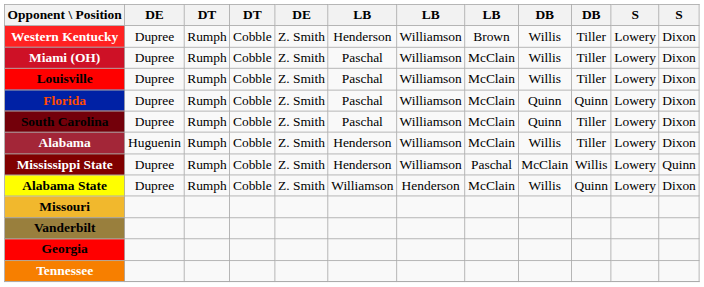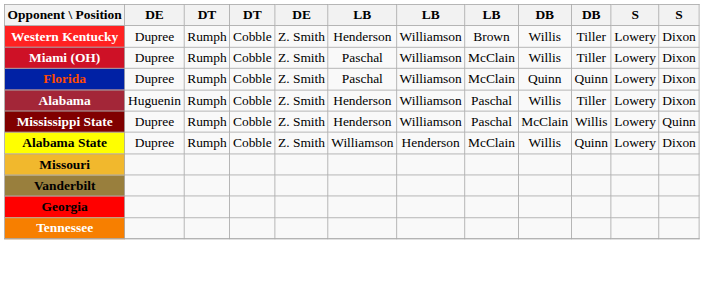- row: (65, 79)
- row: (65, 121)
(491, 143) McClain -> (491, 100) Paschal
